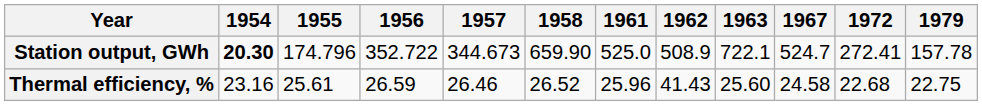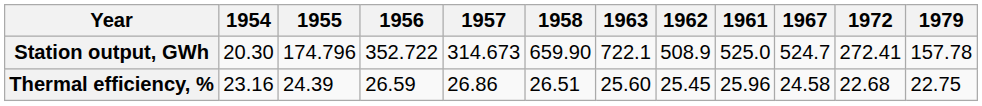columns swapped: (626, 20) <-> (745, 20)
(248, 52) bold -> (248, 52) normal
(484, 52) 344.673 -> (484, 52) 314.673
(308, 84) 25.61 -> (308, 84) 24.39
(473, 84) 26.46 -> (473, 84) 26.86
(555, 84) 26.52 -> (555, 84) 26.51
(685, 84) 41.43 -> (685, 84) 25.45
